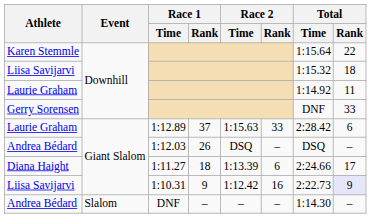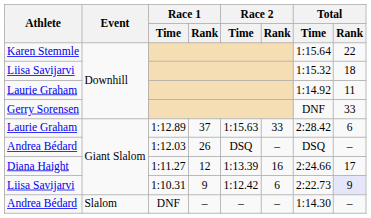(205, 166) 18 -> (205, 166) 12
(277, 166) 6 -> (277, 166) 16
(277, 185) 16 -> (277, 185) 6
